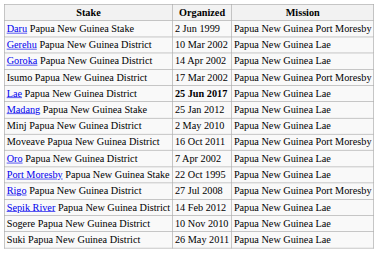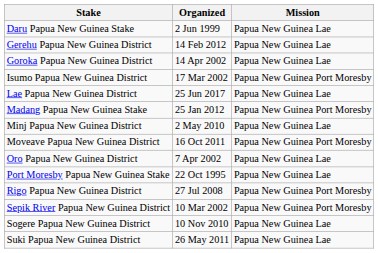(303, 28) Papua New Guinea Port Moresby -> (282, 28) Papua New Guinea Lae
(201, 45) 10 Mar 2002 -> (201, 45) 14 Feb 2012
(201, 93) bold -> (200, 93) normal
(282, 110) Papua New Guinea Lae -> (303, 110) Papua New Guinea Port Moresby
(201, 207) 14 Feb 2012 -> (201, 207) 10 Mar 2002
(282, 207) Papua New Guinea Lae -> (303, 207) Papua New Guinea Port Moresby
